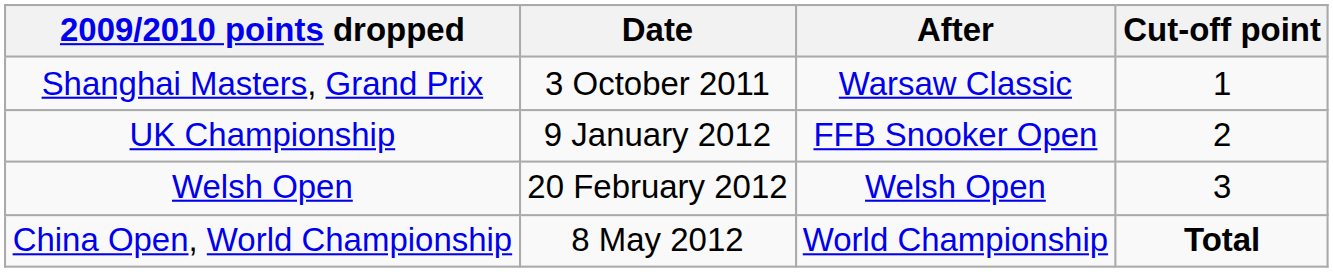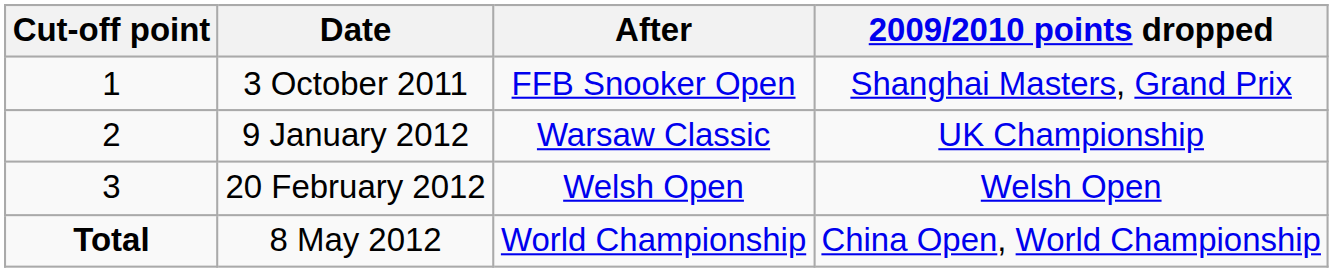columns swapped: (1222, 30) <-> (262, 30)
(955, 82) Warsaw Classic -> (654, 82) FFB Snooker Open
(955, 135) FFB Snooker Open -> (654, 135) Warsaw Classic
